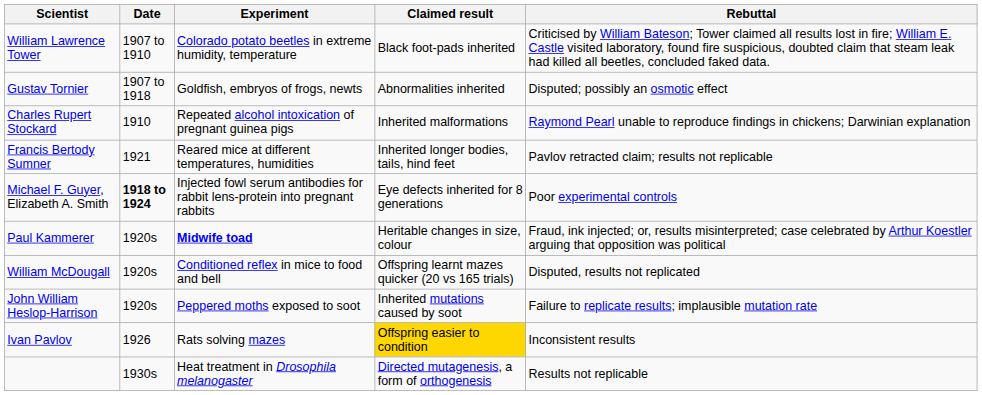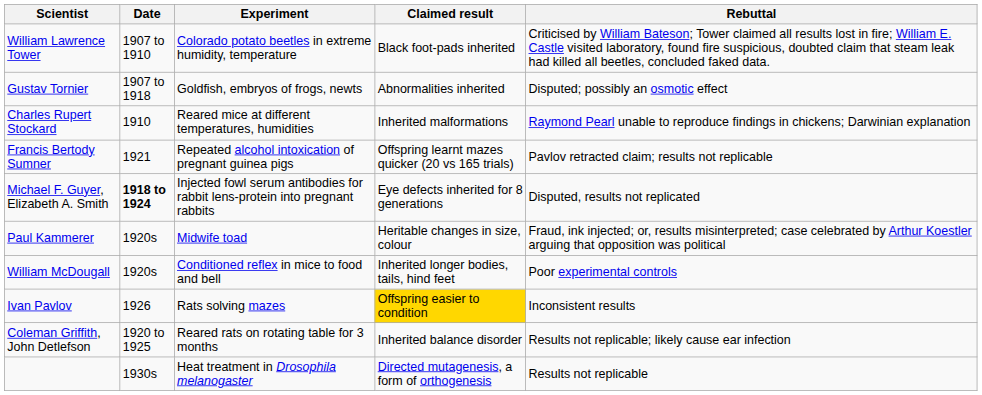(265, 122) Repeated alcohol intoxication of pregnant guinea pigs -> (245, 122) Reared mice at different temperatures, humidities
(245, 156) Reared mice at different temperatures, humidities -> (265, 156) Repeated alcohol intoxication of pregnant guinea pigs
(443, 156) Inherited longer bodies, tails, hind feet -> (446, 156) Offspring learnt mazes quicker (20 vs 165 trials)
(603, 197) Poor experimental controls -> (614, 197) Disputed, results not replicated
(215, 238) bold -> (212, 238) normal
(446, 272) Offspring learnt mazes quicker (20 vs 165 trials) -> (443, 272) Inherited longer bodies, tails, hind feet
(614, 272) Disputed, results not replicated -> (603, 272) Poor experimental controls
- row: (52, 306)
+ row: (54, 339)
